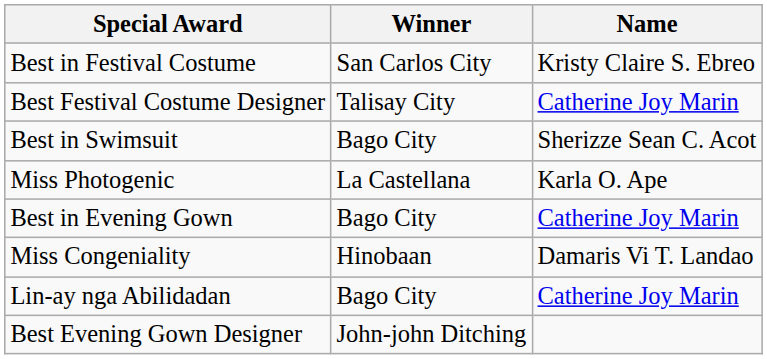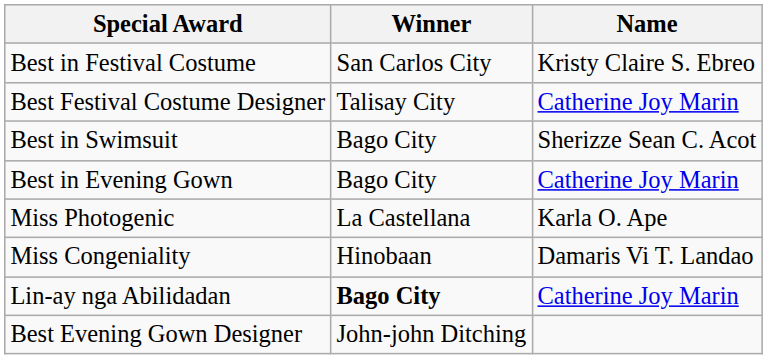rows swapped: (92, 179) <-> (122, 218)
(386, 295) normal -> (389, 295) bold
